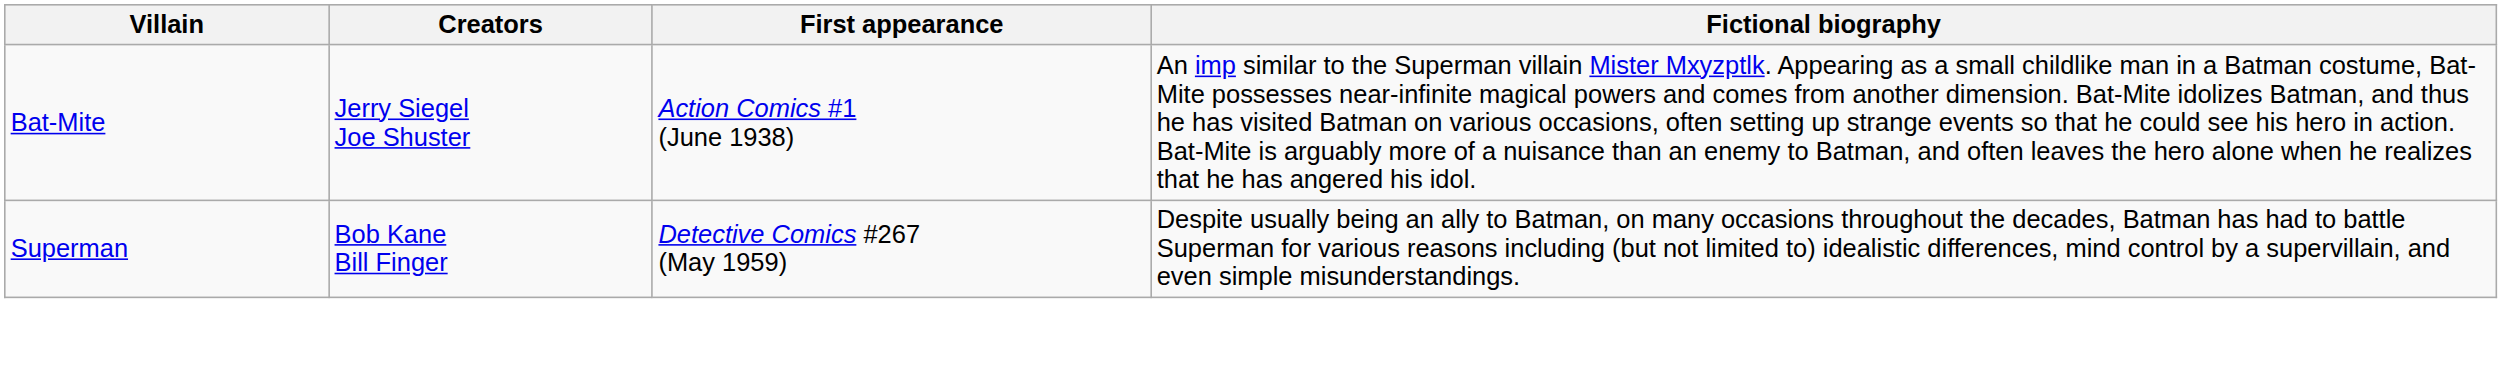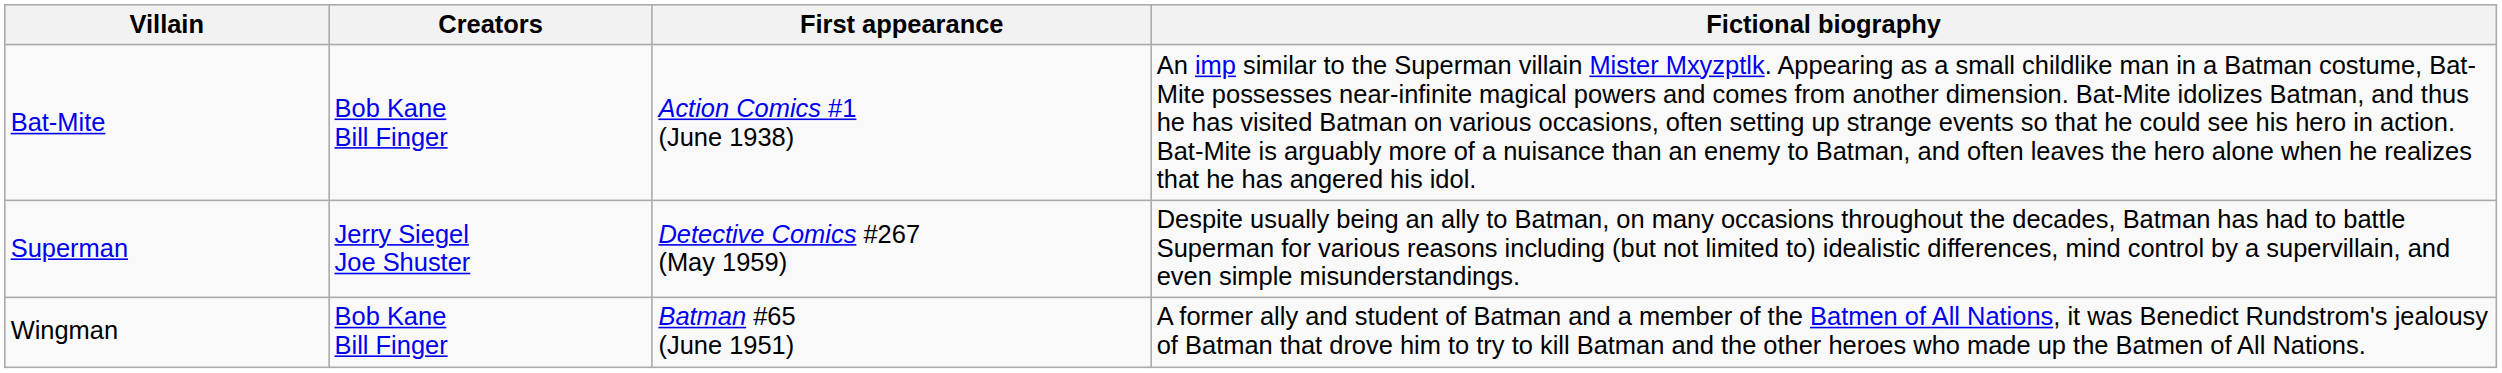(402, 122) Jerry Siegel Joe Shuster -> (391, 122) Bob Kane Bill Finger
(391, 248) Bob Kane Bill Finger -> (402, 248) Jerry Siegel Joe Shuster
+ row: (64, 331)
